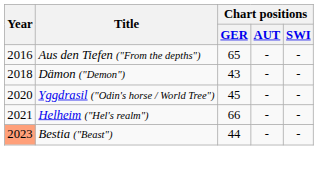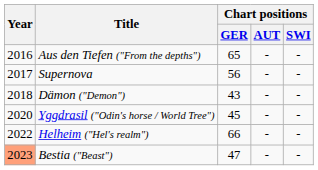+ row: (65, 74)
(20, 114) 2021 -> (20, 134) 2022
(234, 134) 44 -> (234, 154) 47
